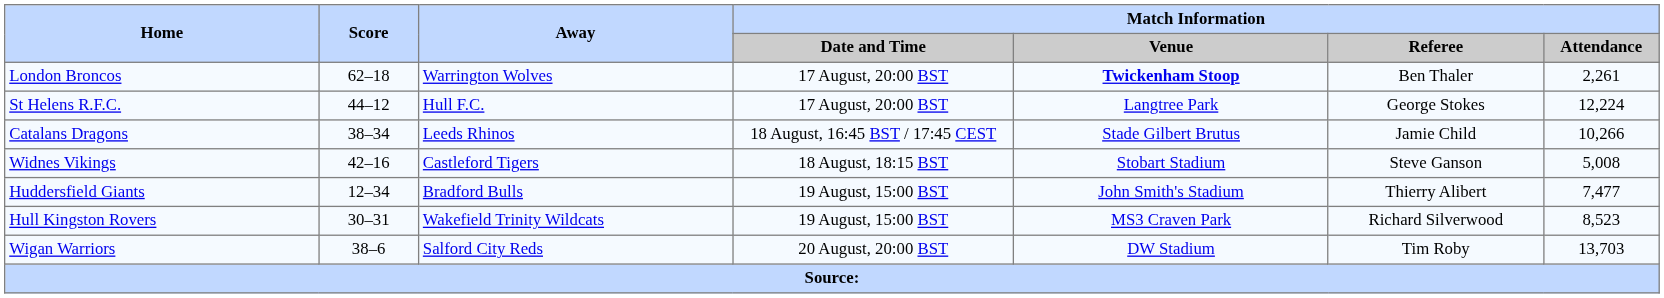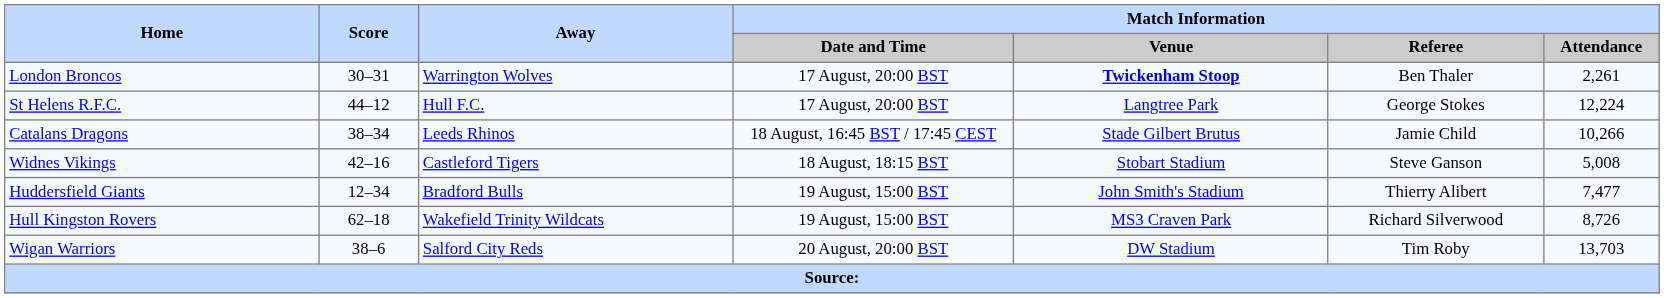(369, 76) 62–18 -> (369, 76) 30–31
(369, 220) 30–31 -> (369, 220) 62–18
(1601, 220) 8,523 -> (1601, 220) 8,726
